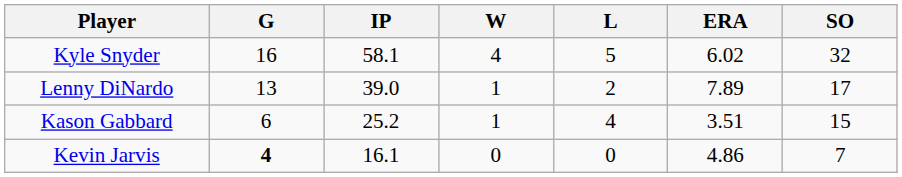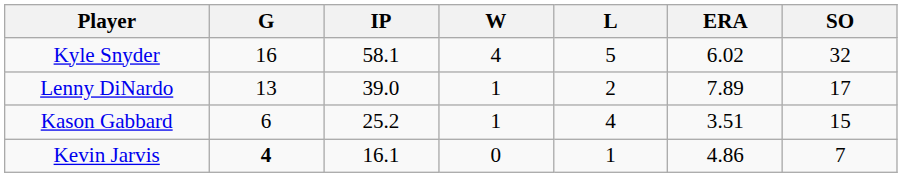(611, 155) 0 -> (611, 155) 1
